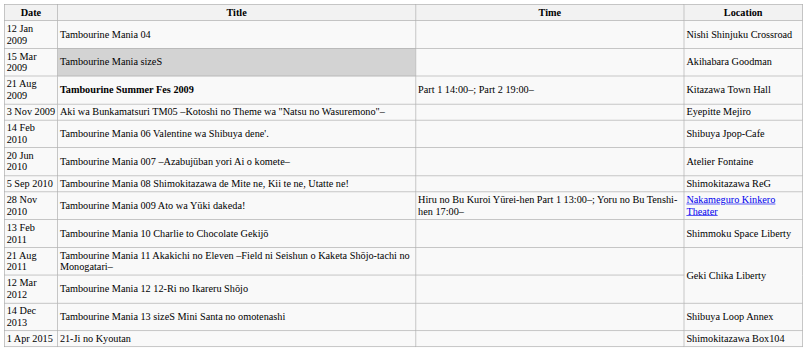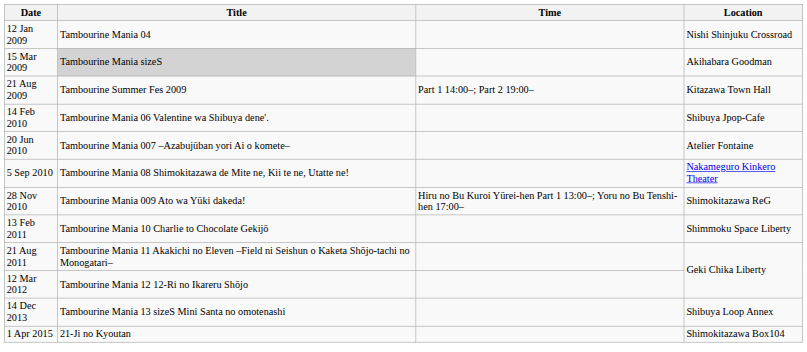(127, 90) bold -> (123, 90) normal
- row: (31, 112)
(729, 183) Shimokitazawa ReG -> (731, 173) Nakameguro Kinkero Theater
(731, 205) Nakameguro Kinkero Theater -> (729, 201) Shimokitazawa ReG
